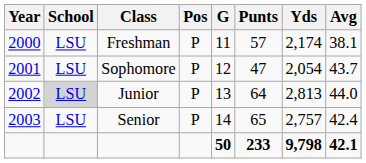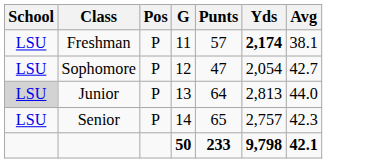- column: (24, 17)
(304, 42) normal -> (264, 42) bold
(343, 68) 43.7 -> (304, 68) 42.7
(343, 119) 42.4 -> (304, 119) 42.3
